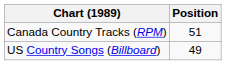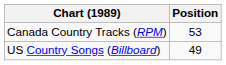(195, 32) 51 -> (195, 32) 53
